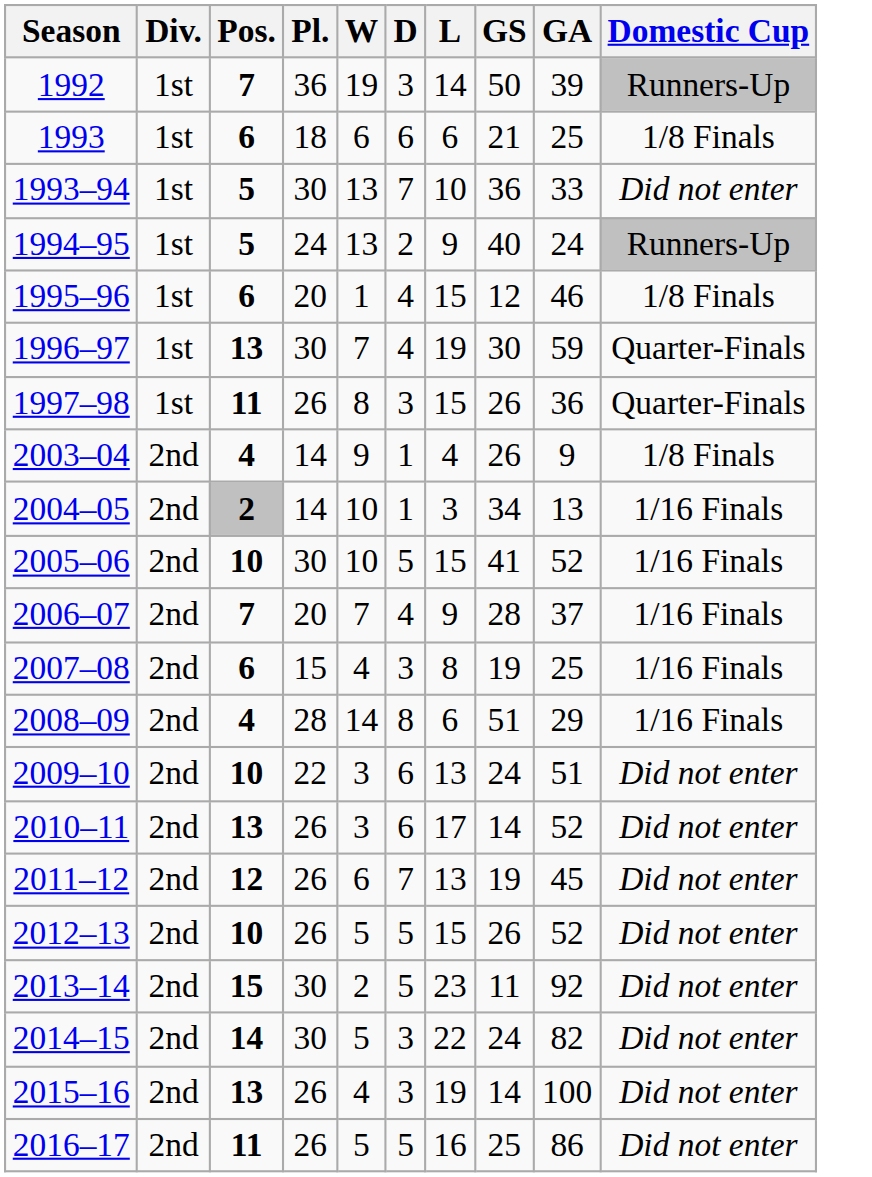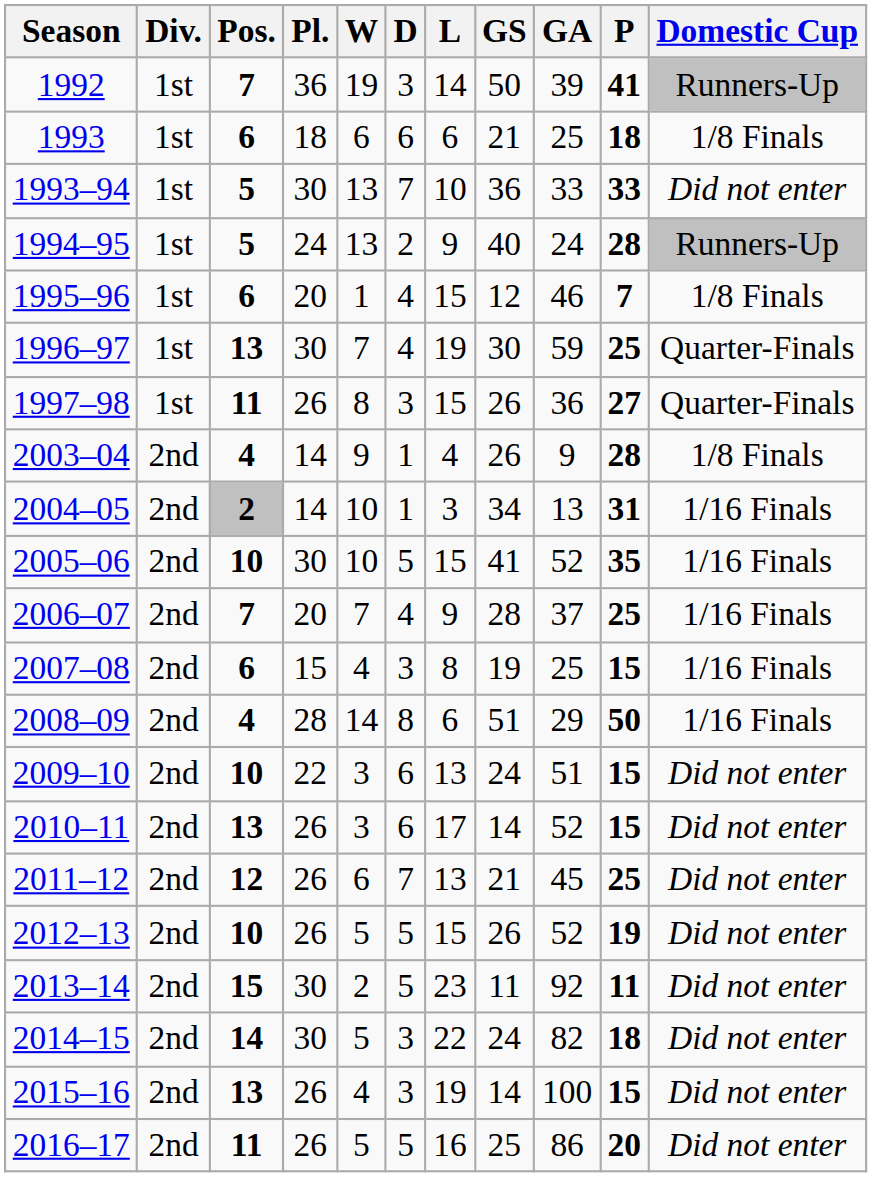+ column: (624, 31)
(504, 879) 19 -> (504, 879) 21
